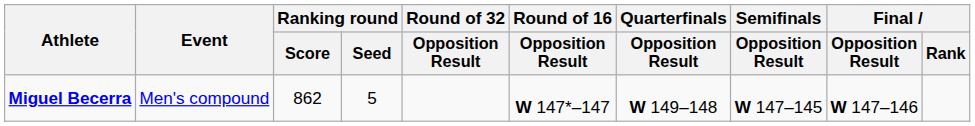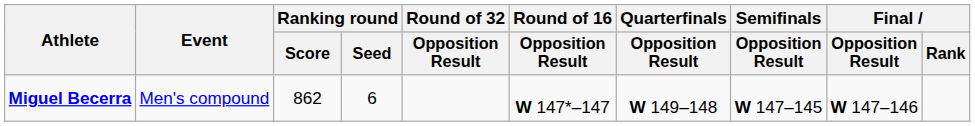(372, 99) 5 -> (372, 99) 6
